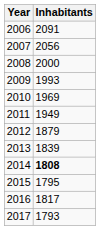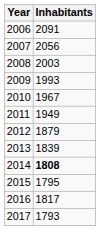(48, 64) 2000 -> (48, 64) 2003
(48, 98) 1969 -> (48, 98) 1967
